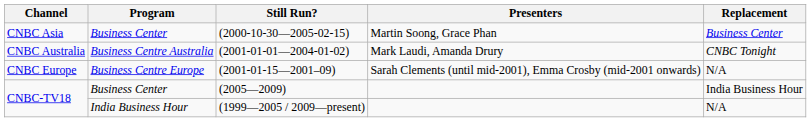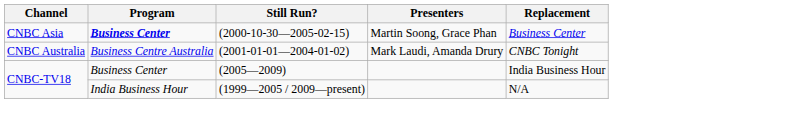(129, 32) normal -> (130, 32) bold
- row: (277, 70)
